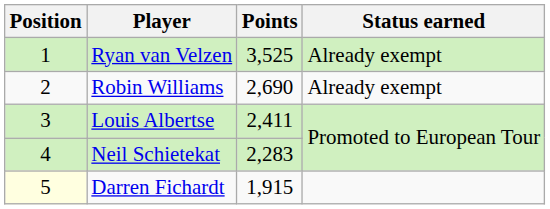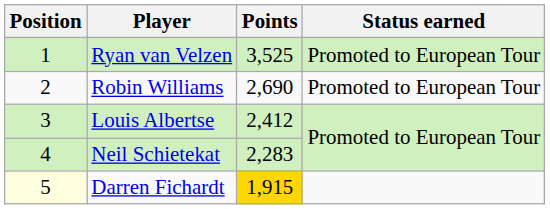(375, 54) Already exempt -> (424, 54) Promoted to European Tour
(375, 87) Already exempt -> (424, 87) Promoted to European Tour
(270, 120) 2,411 -> (270, 120) 2,412
(270, 187) no background -> (270, 187) gold background
